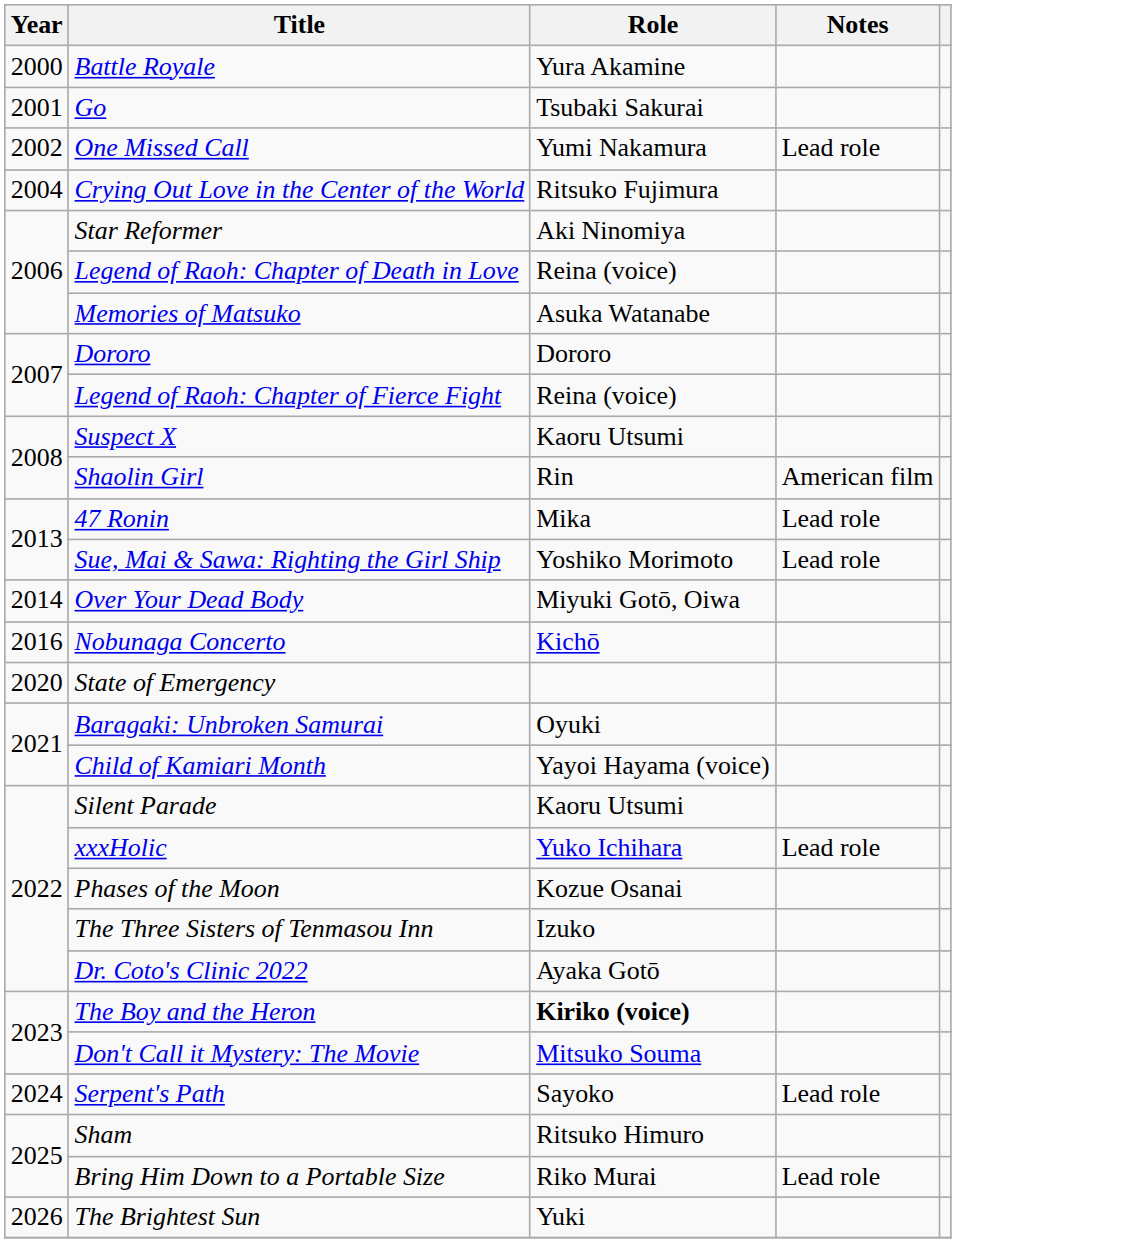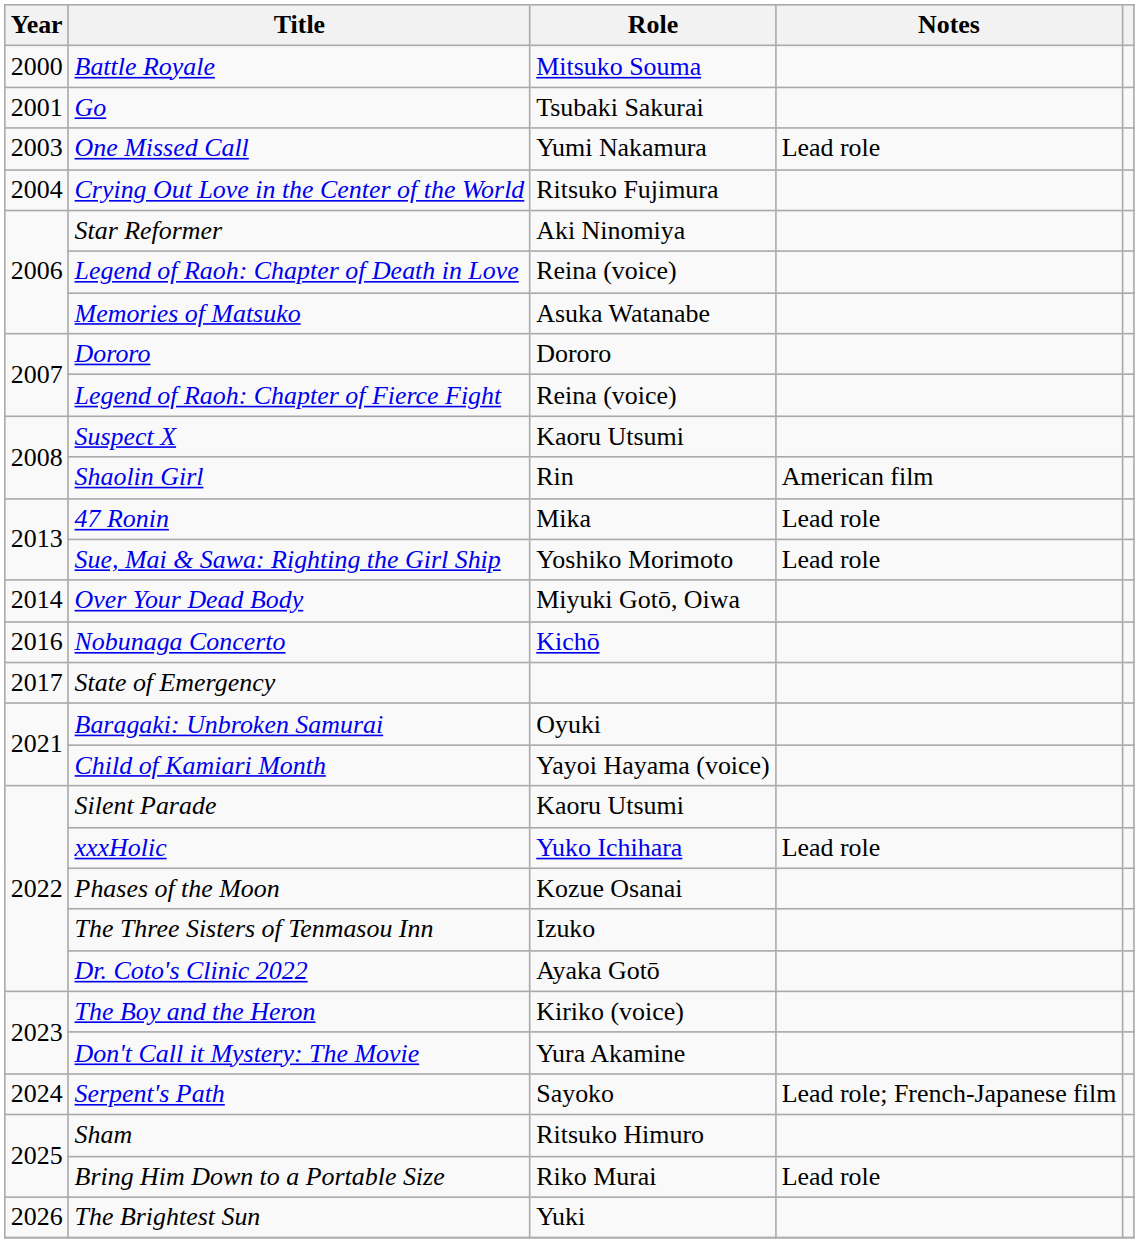(611, 66) Yura Akamine -> (619, 66) Mitsuko Souma
(37, 148) 2002 -> (37, 148) 2003
(37, 682) 2020 -> (37, 682) 2017
(613, 1011) bold -> (610, 1011) normal
(619, 1052) Mitsuko Souma -> (611, 1052) Yura Akamine
(831, 1093) Lead role -> (949, 1093) Lead role; French-Japanese film
